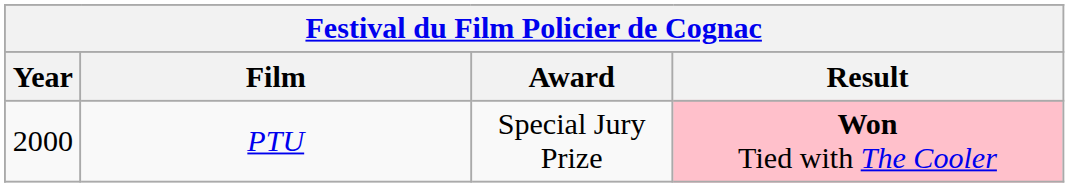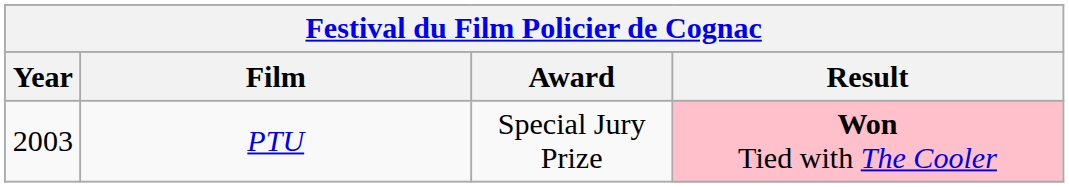(43, 140) 2000 -> (43, 140) 2003
